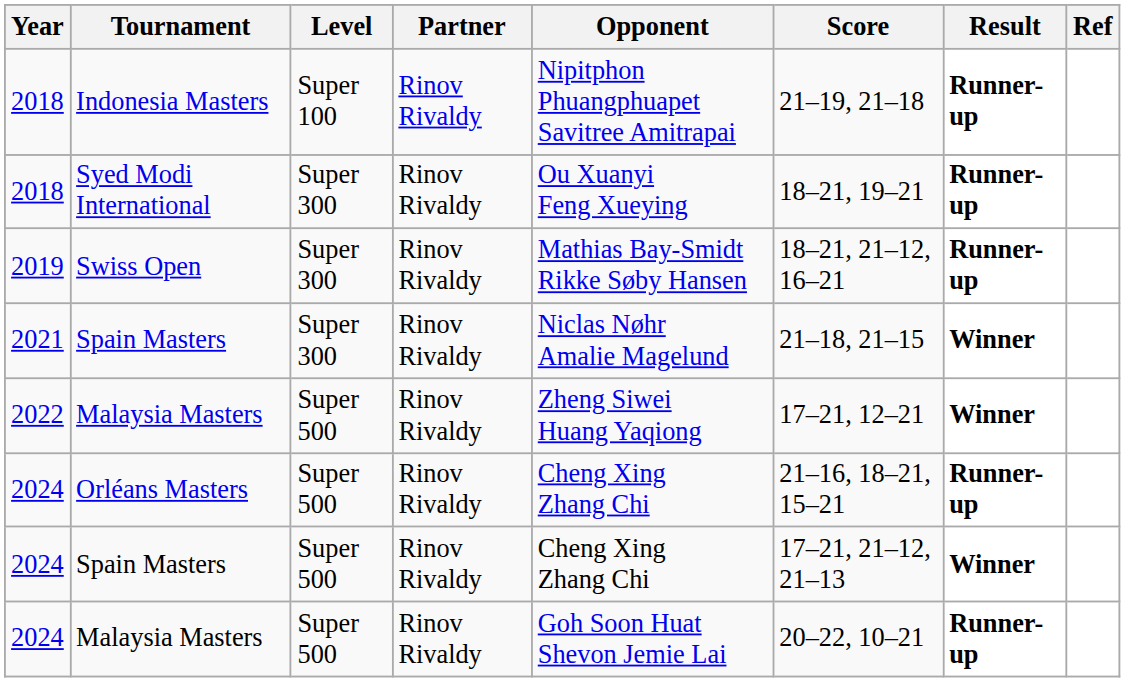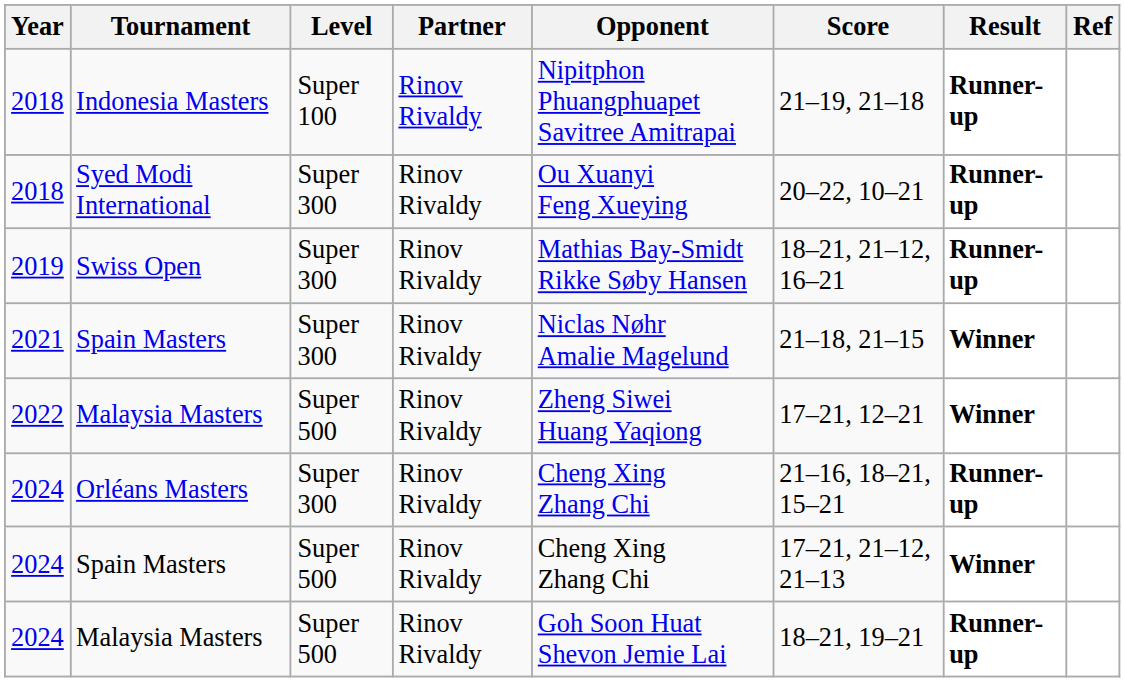(852, 191) 18–21, 19–21 -> (852, 191) 20–22, 10–21
(328, 489) Super 500 -> (328, 489) Super 300
(852, 638) 20–22, 10–21 -> (852, 638) 18–21, 19–21
